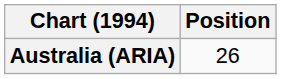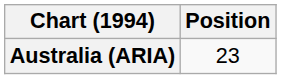(228, 55) 26 -> (228, 55) 23
